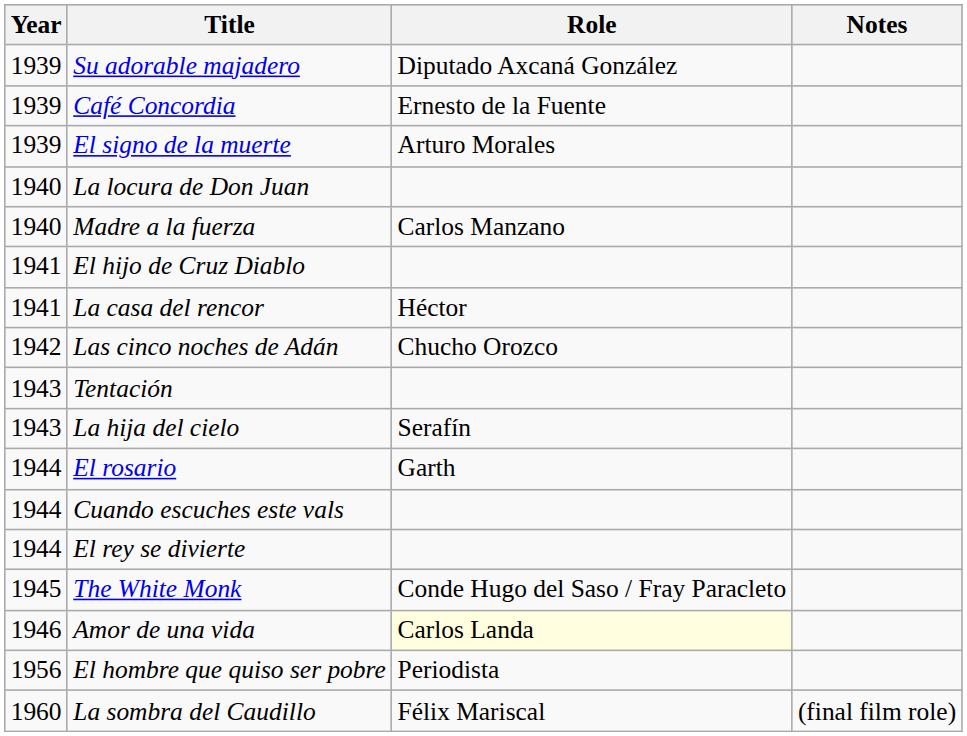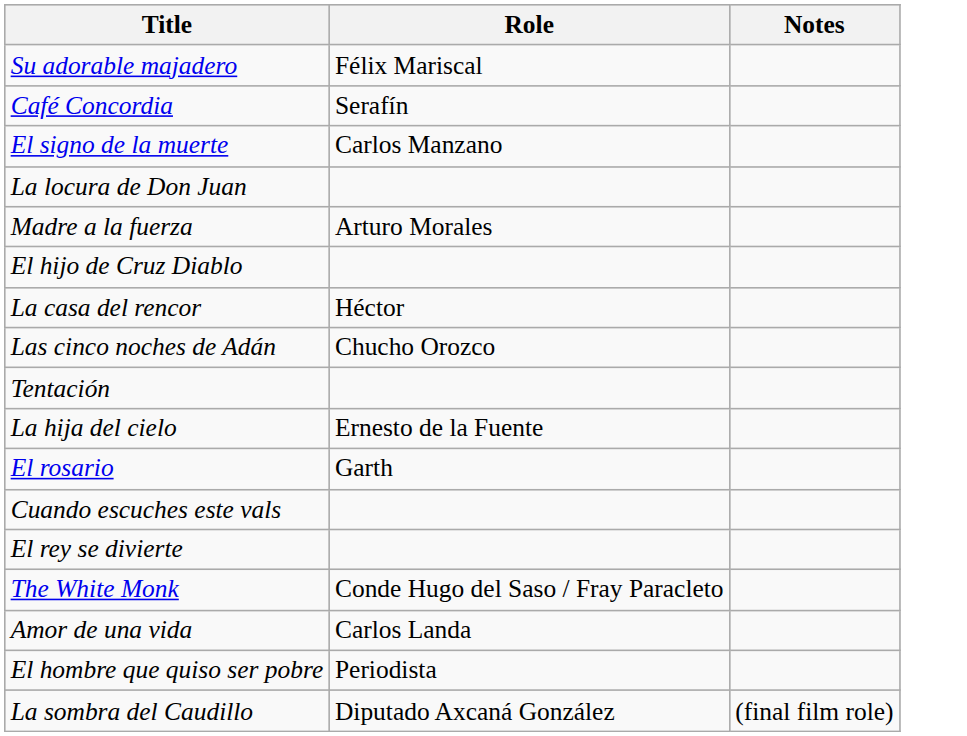- column: (36, 24)
(537, 65) Diputado Axcaná González -> (409, 65) Félix Mariscal
(502, 105) Ernesto de la Fuente -> (372, 105) Serafín
(476, 145) Arturo Morales -> (419, 145) Carlos Manzano
(481, 226) Carlos Manzano -> (414, 226) Arturo Morales
(434, 428) Serafín -> (439, 428) Ernesto de la Fuente
(466, 629) lightyellow background -> (403, 629) no background
(471, 710) Félix Mariscal -> (475, 710) Diputado Axcaná González
